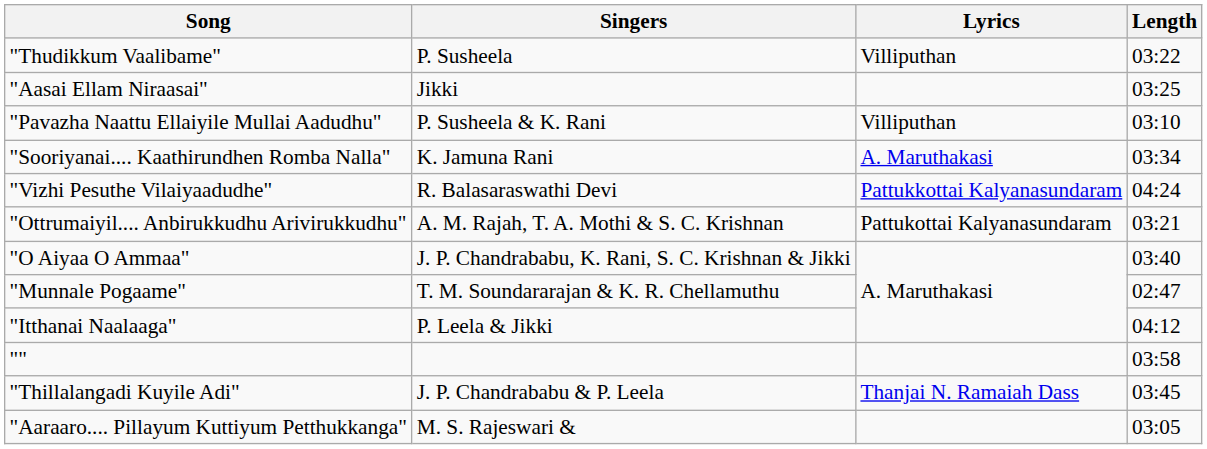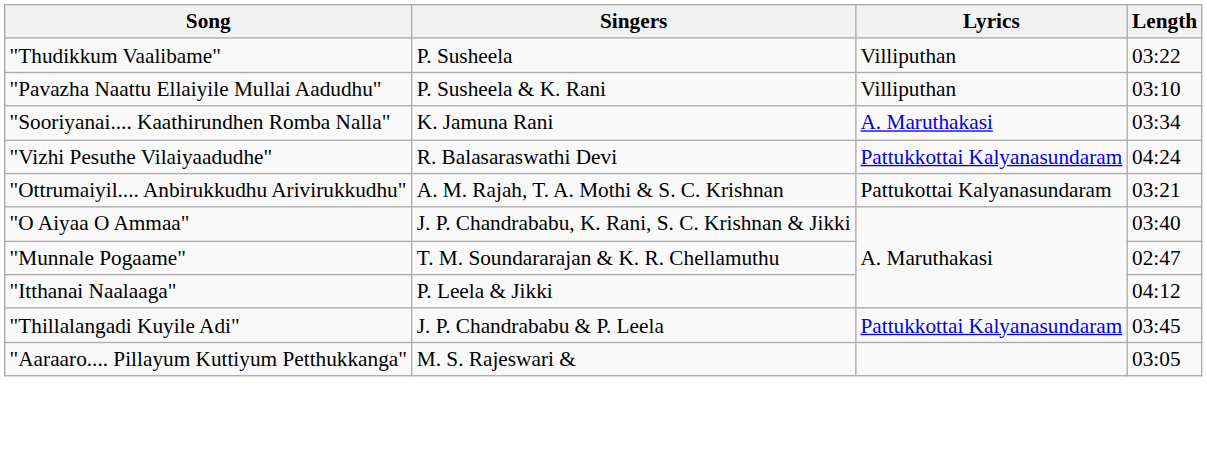- row: (109, 88)
- row: (18, 358)
(970, 392) Thanjai N. Ramaiah Dass -> (991, 325) Pattukkottai Kalyanasundaram
